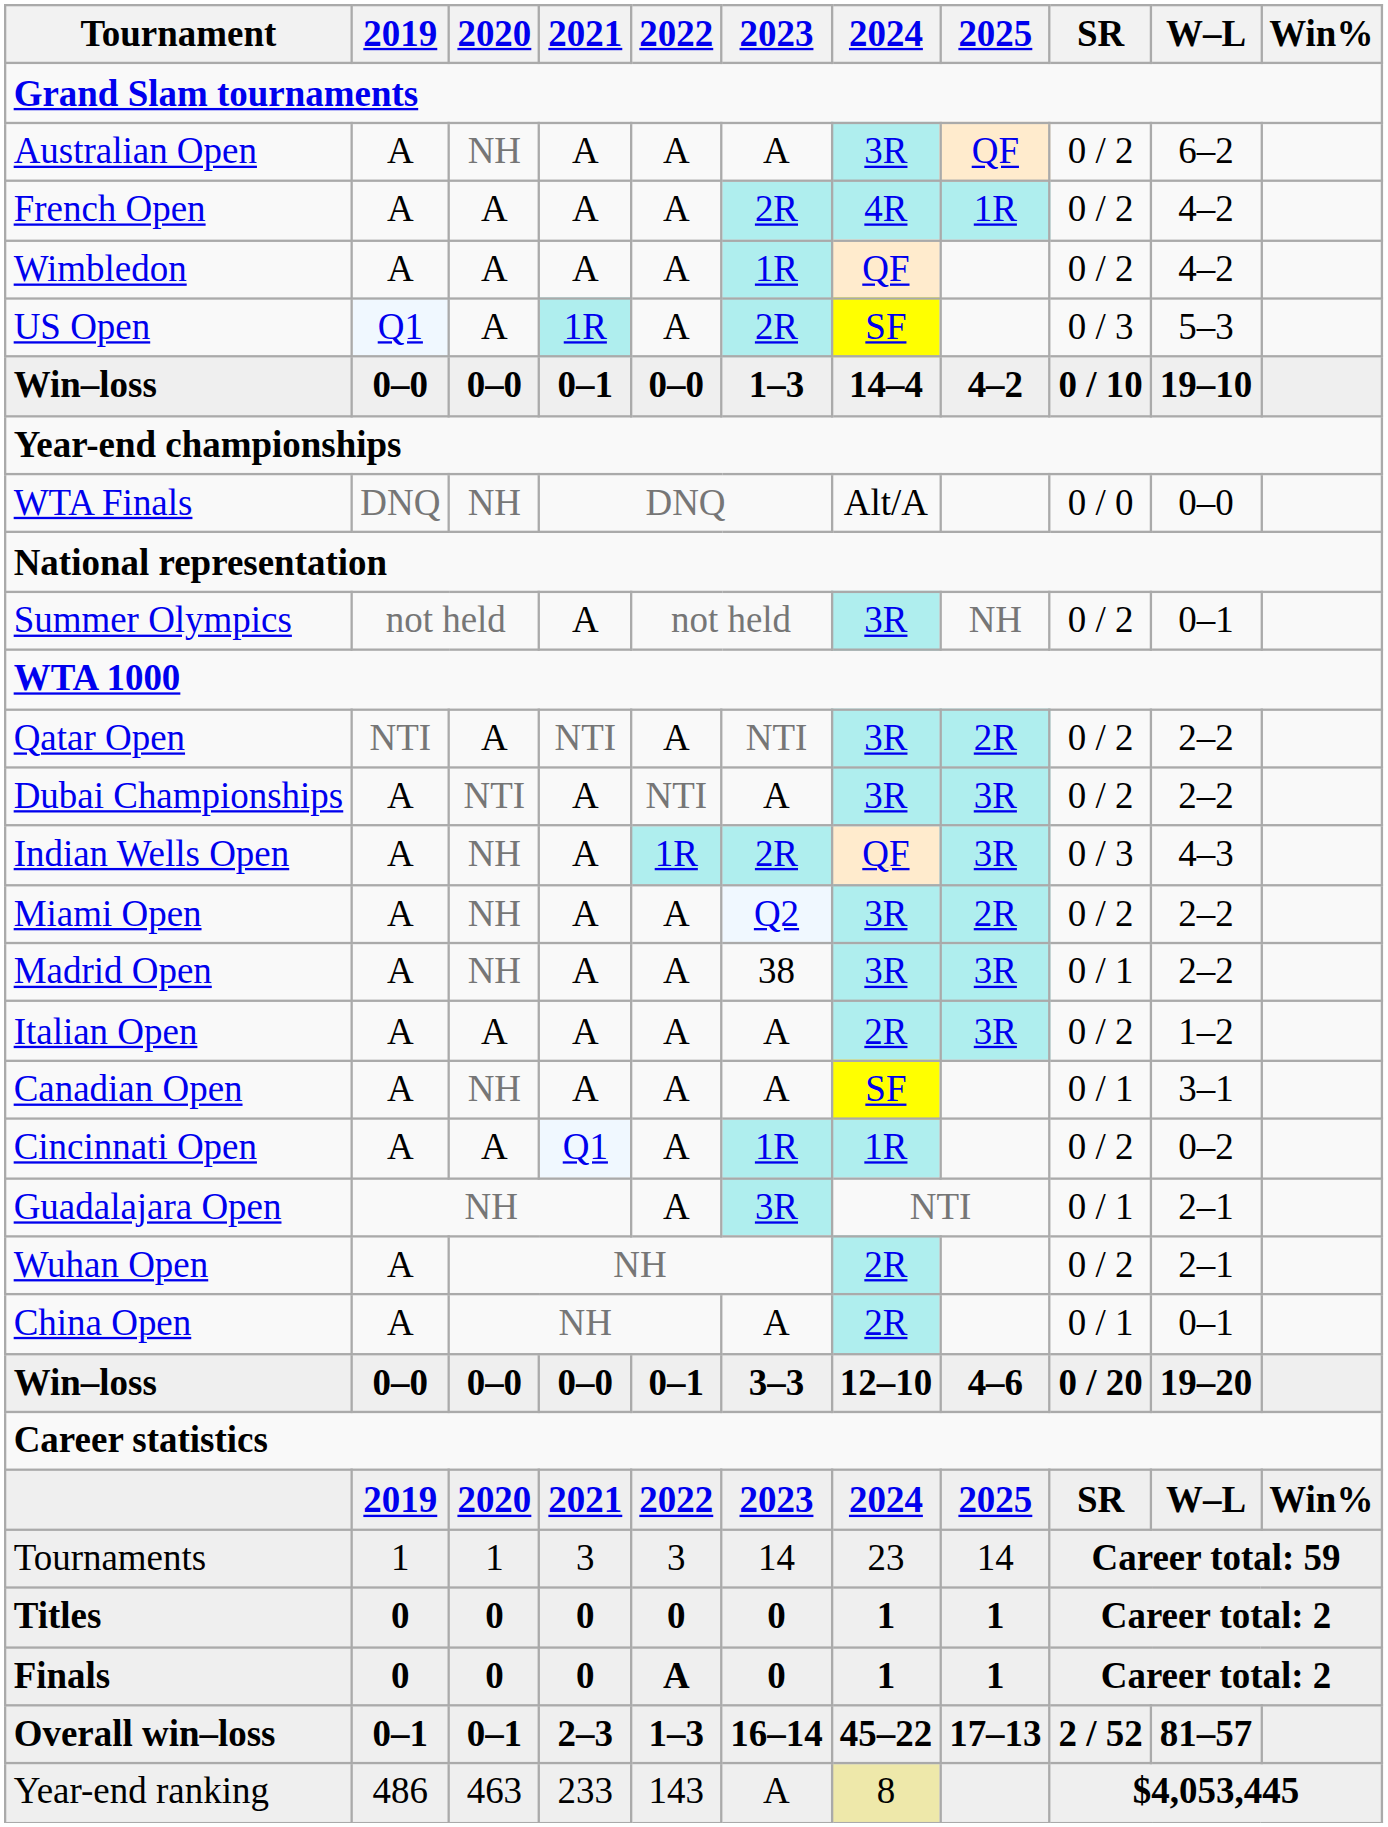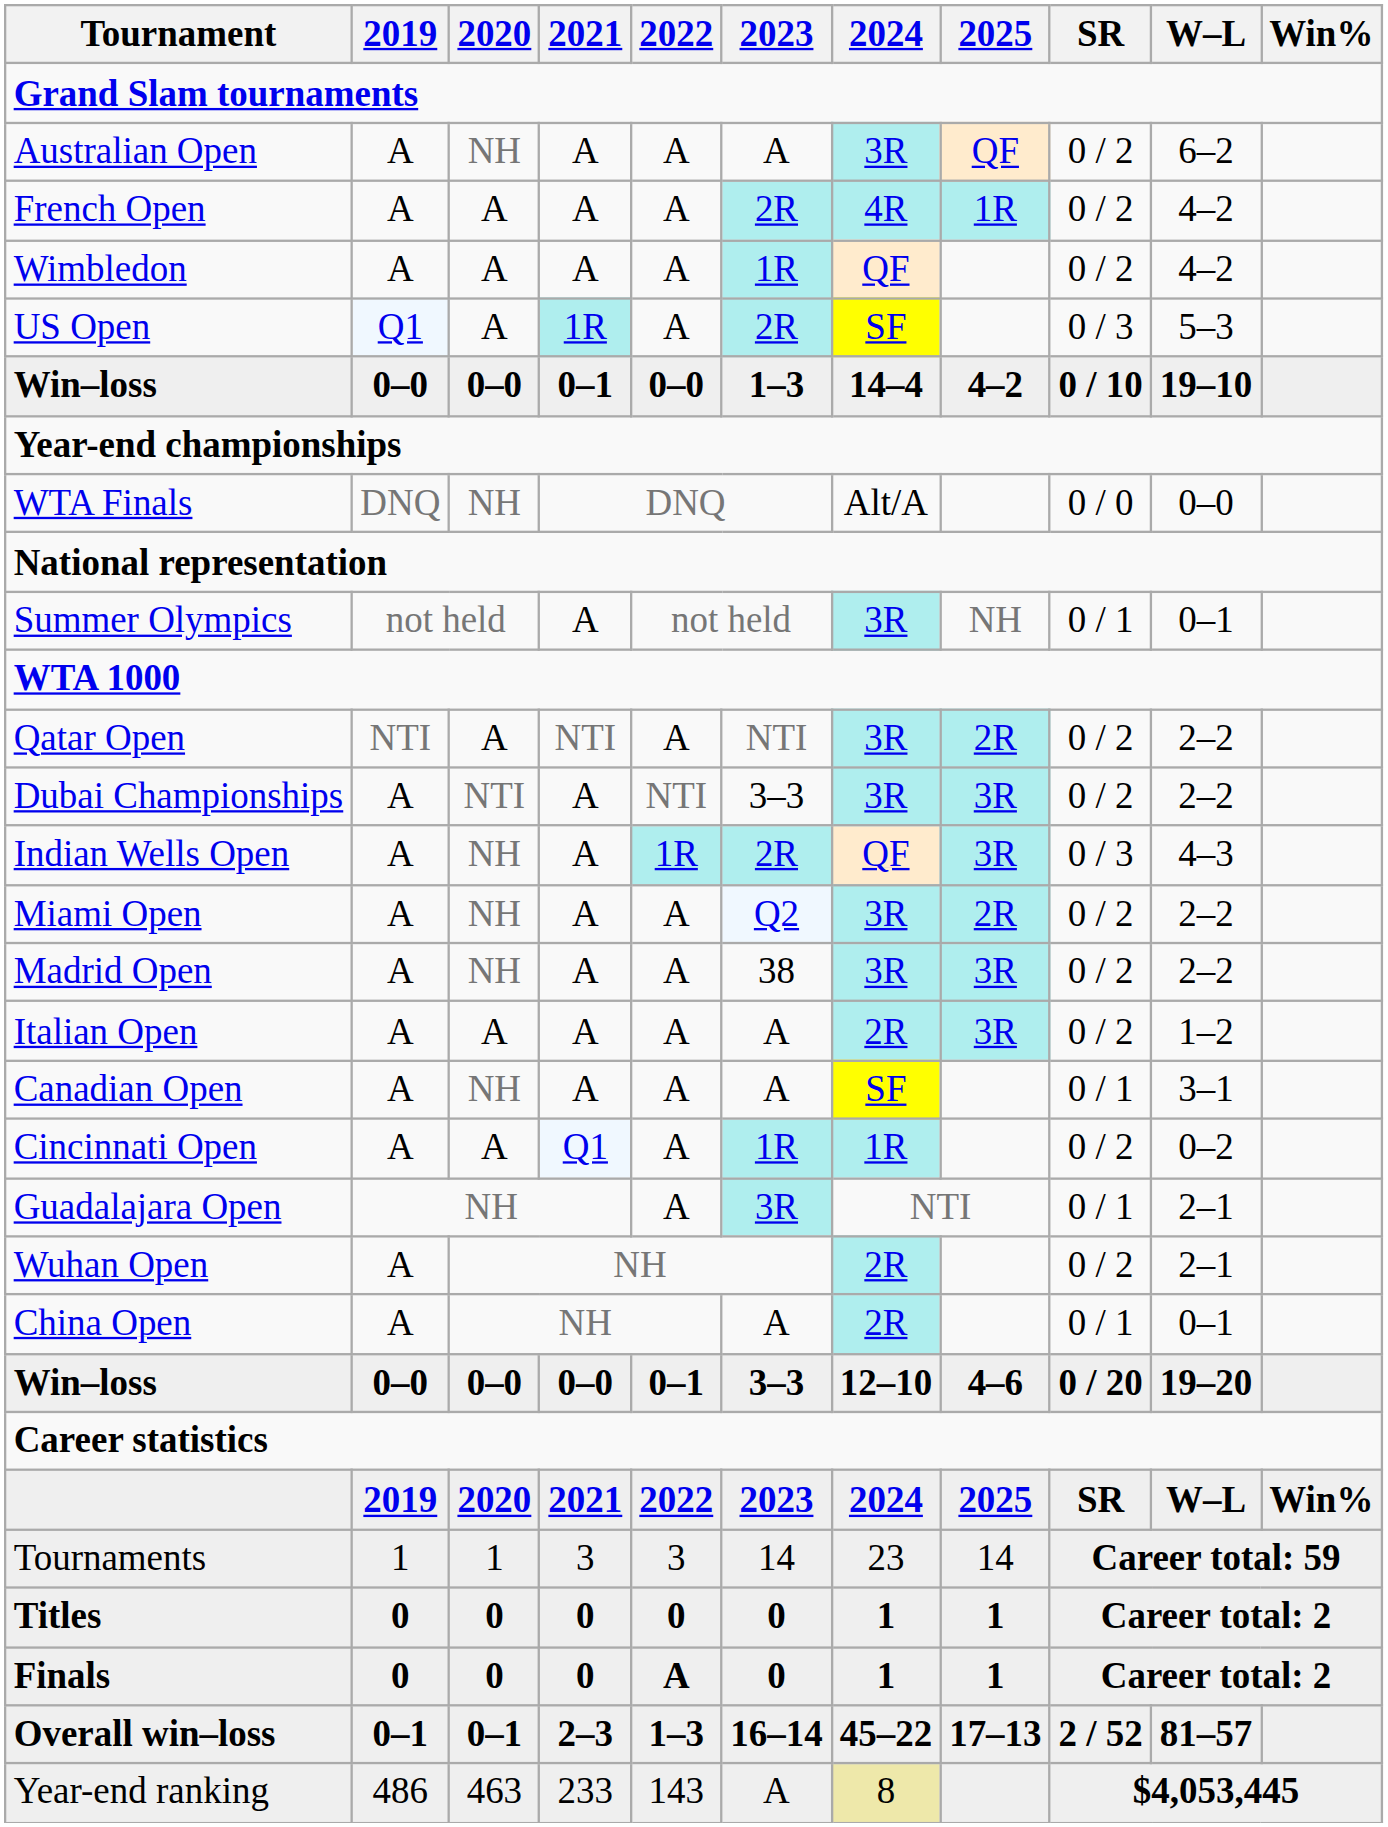(1101, 619) 0 / 2 -> (1101, 619) 0 / 1
(776, 795) A -> (776, 795) 3–3
(1101, 971) 0 / 1 -> (1101, 971) 0 / 2
